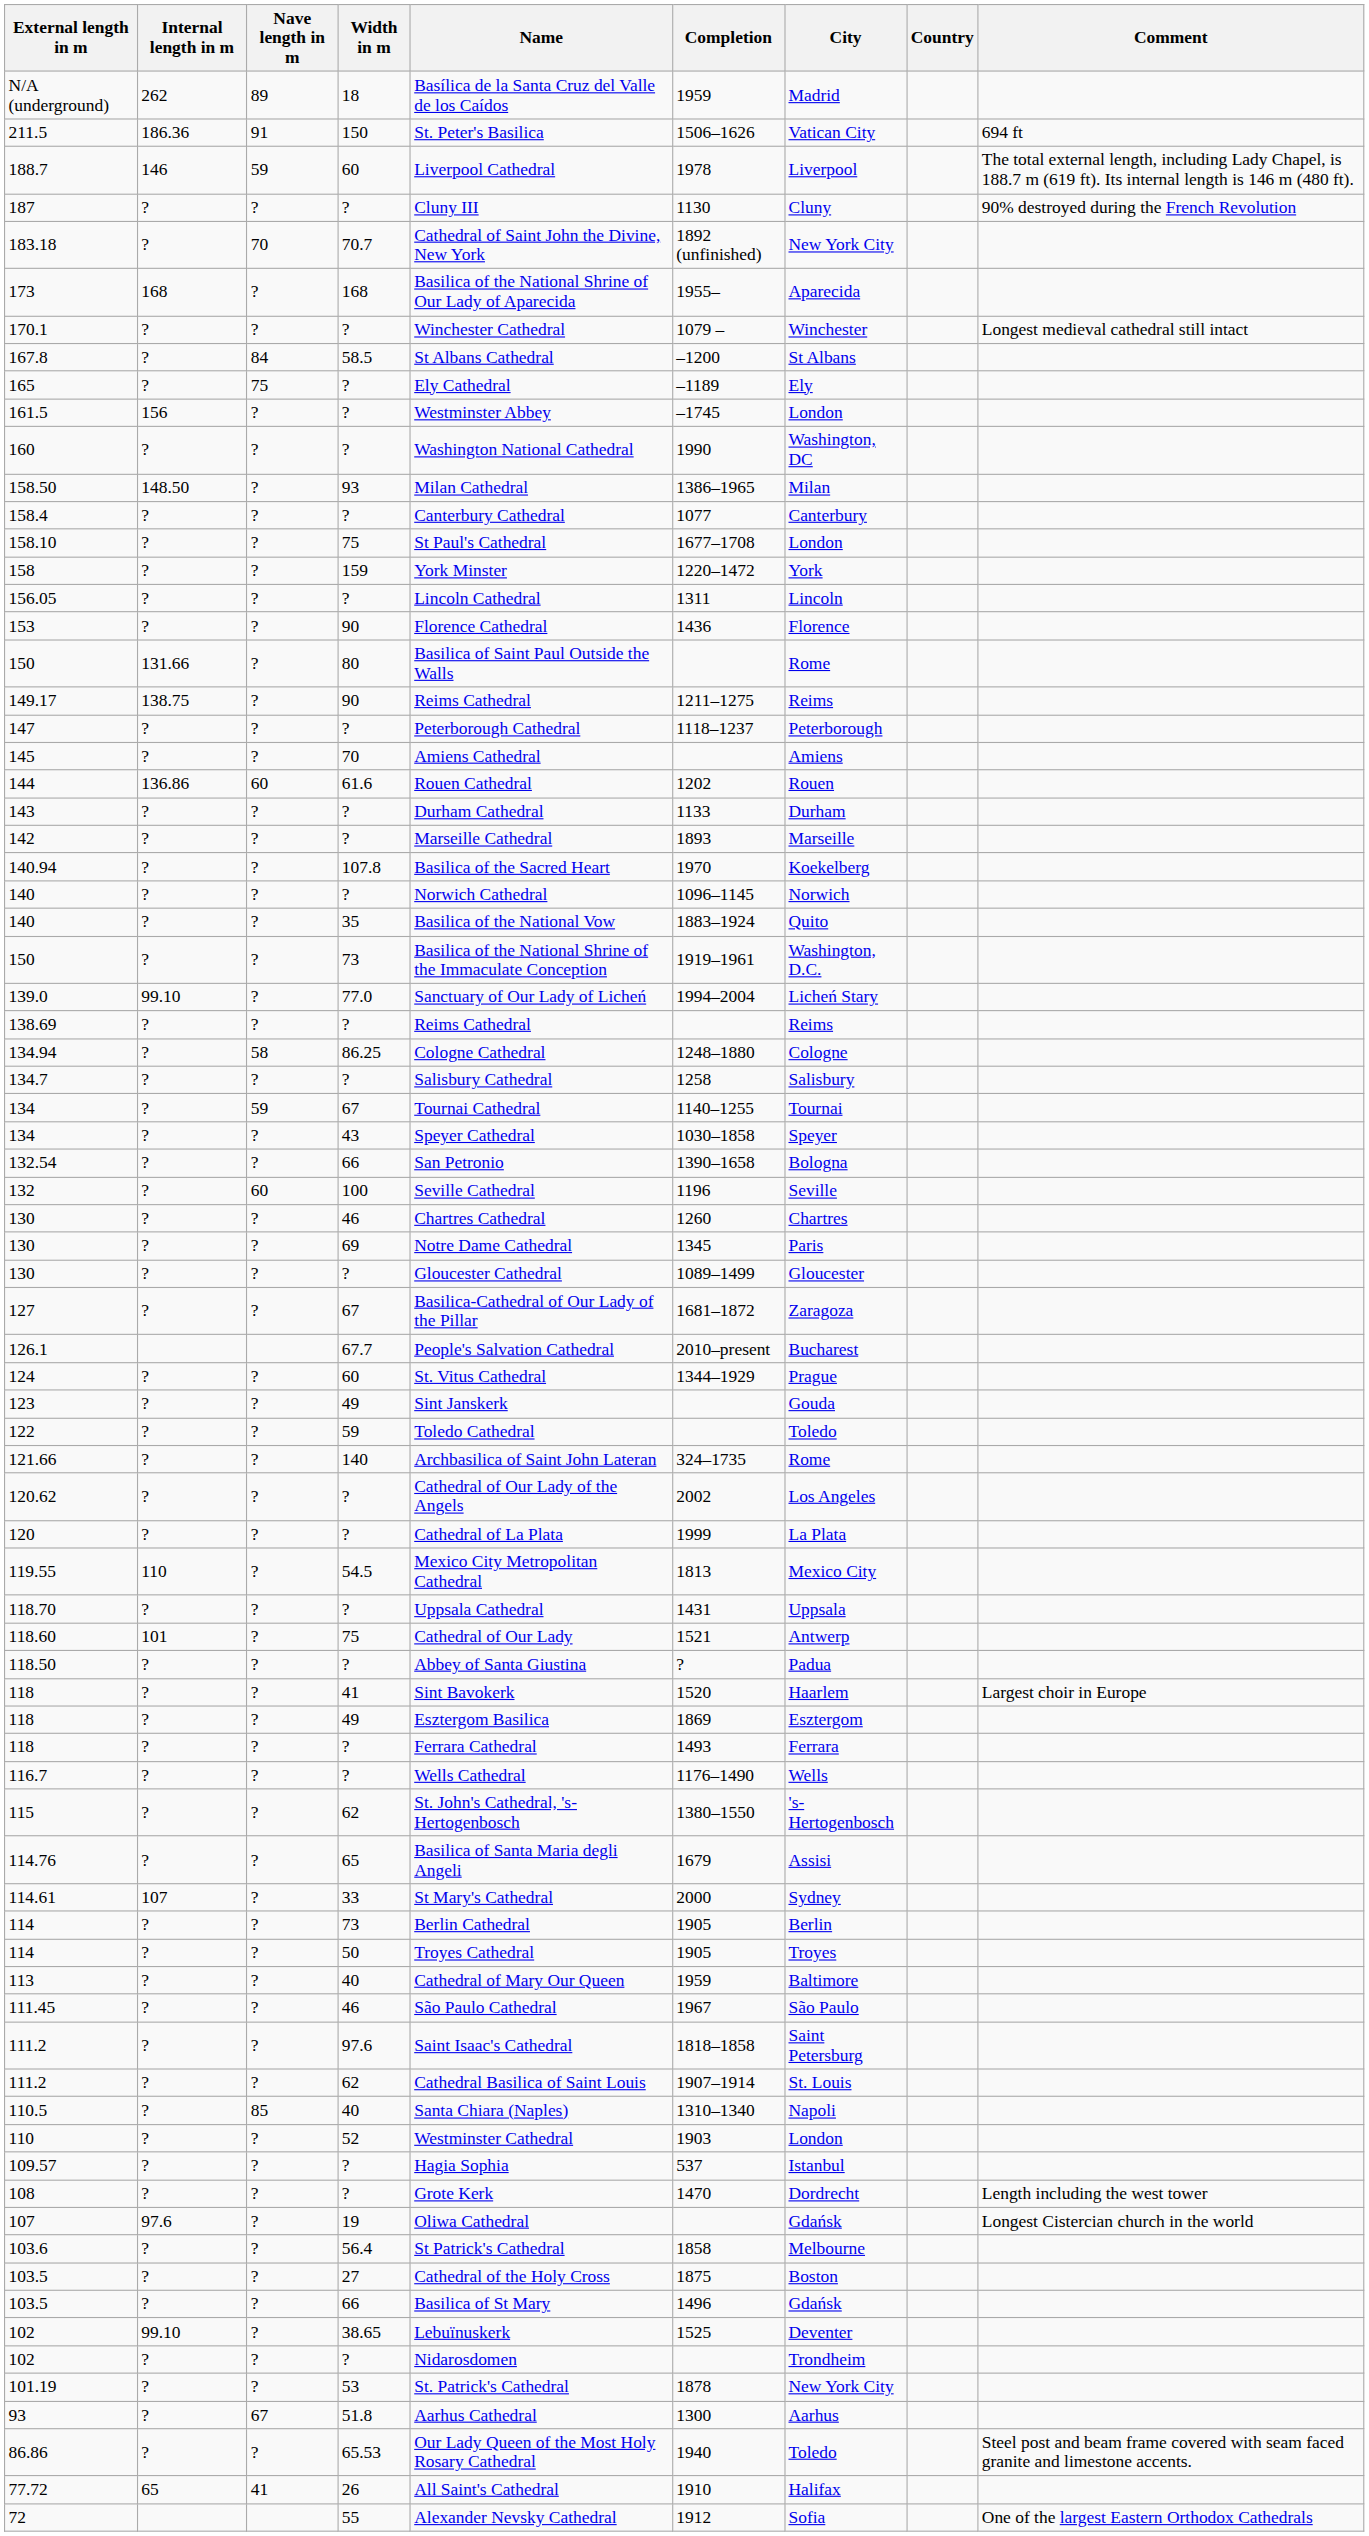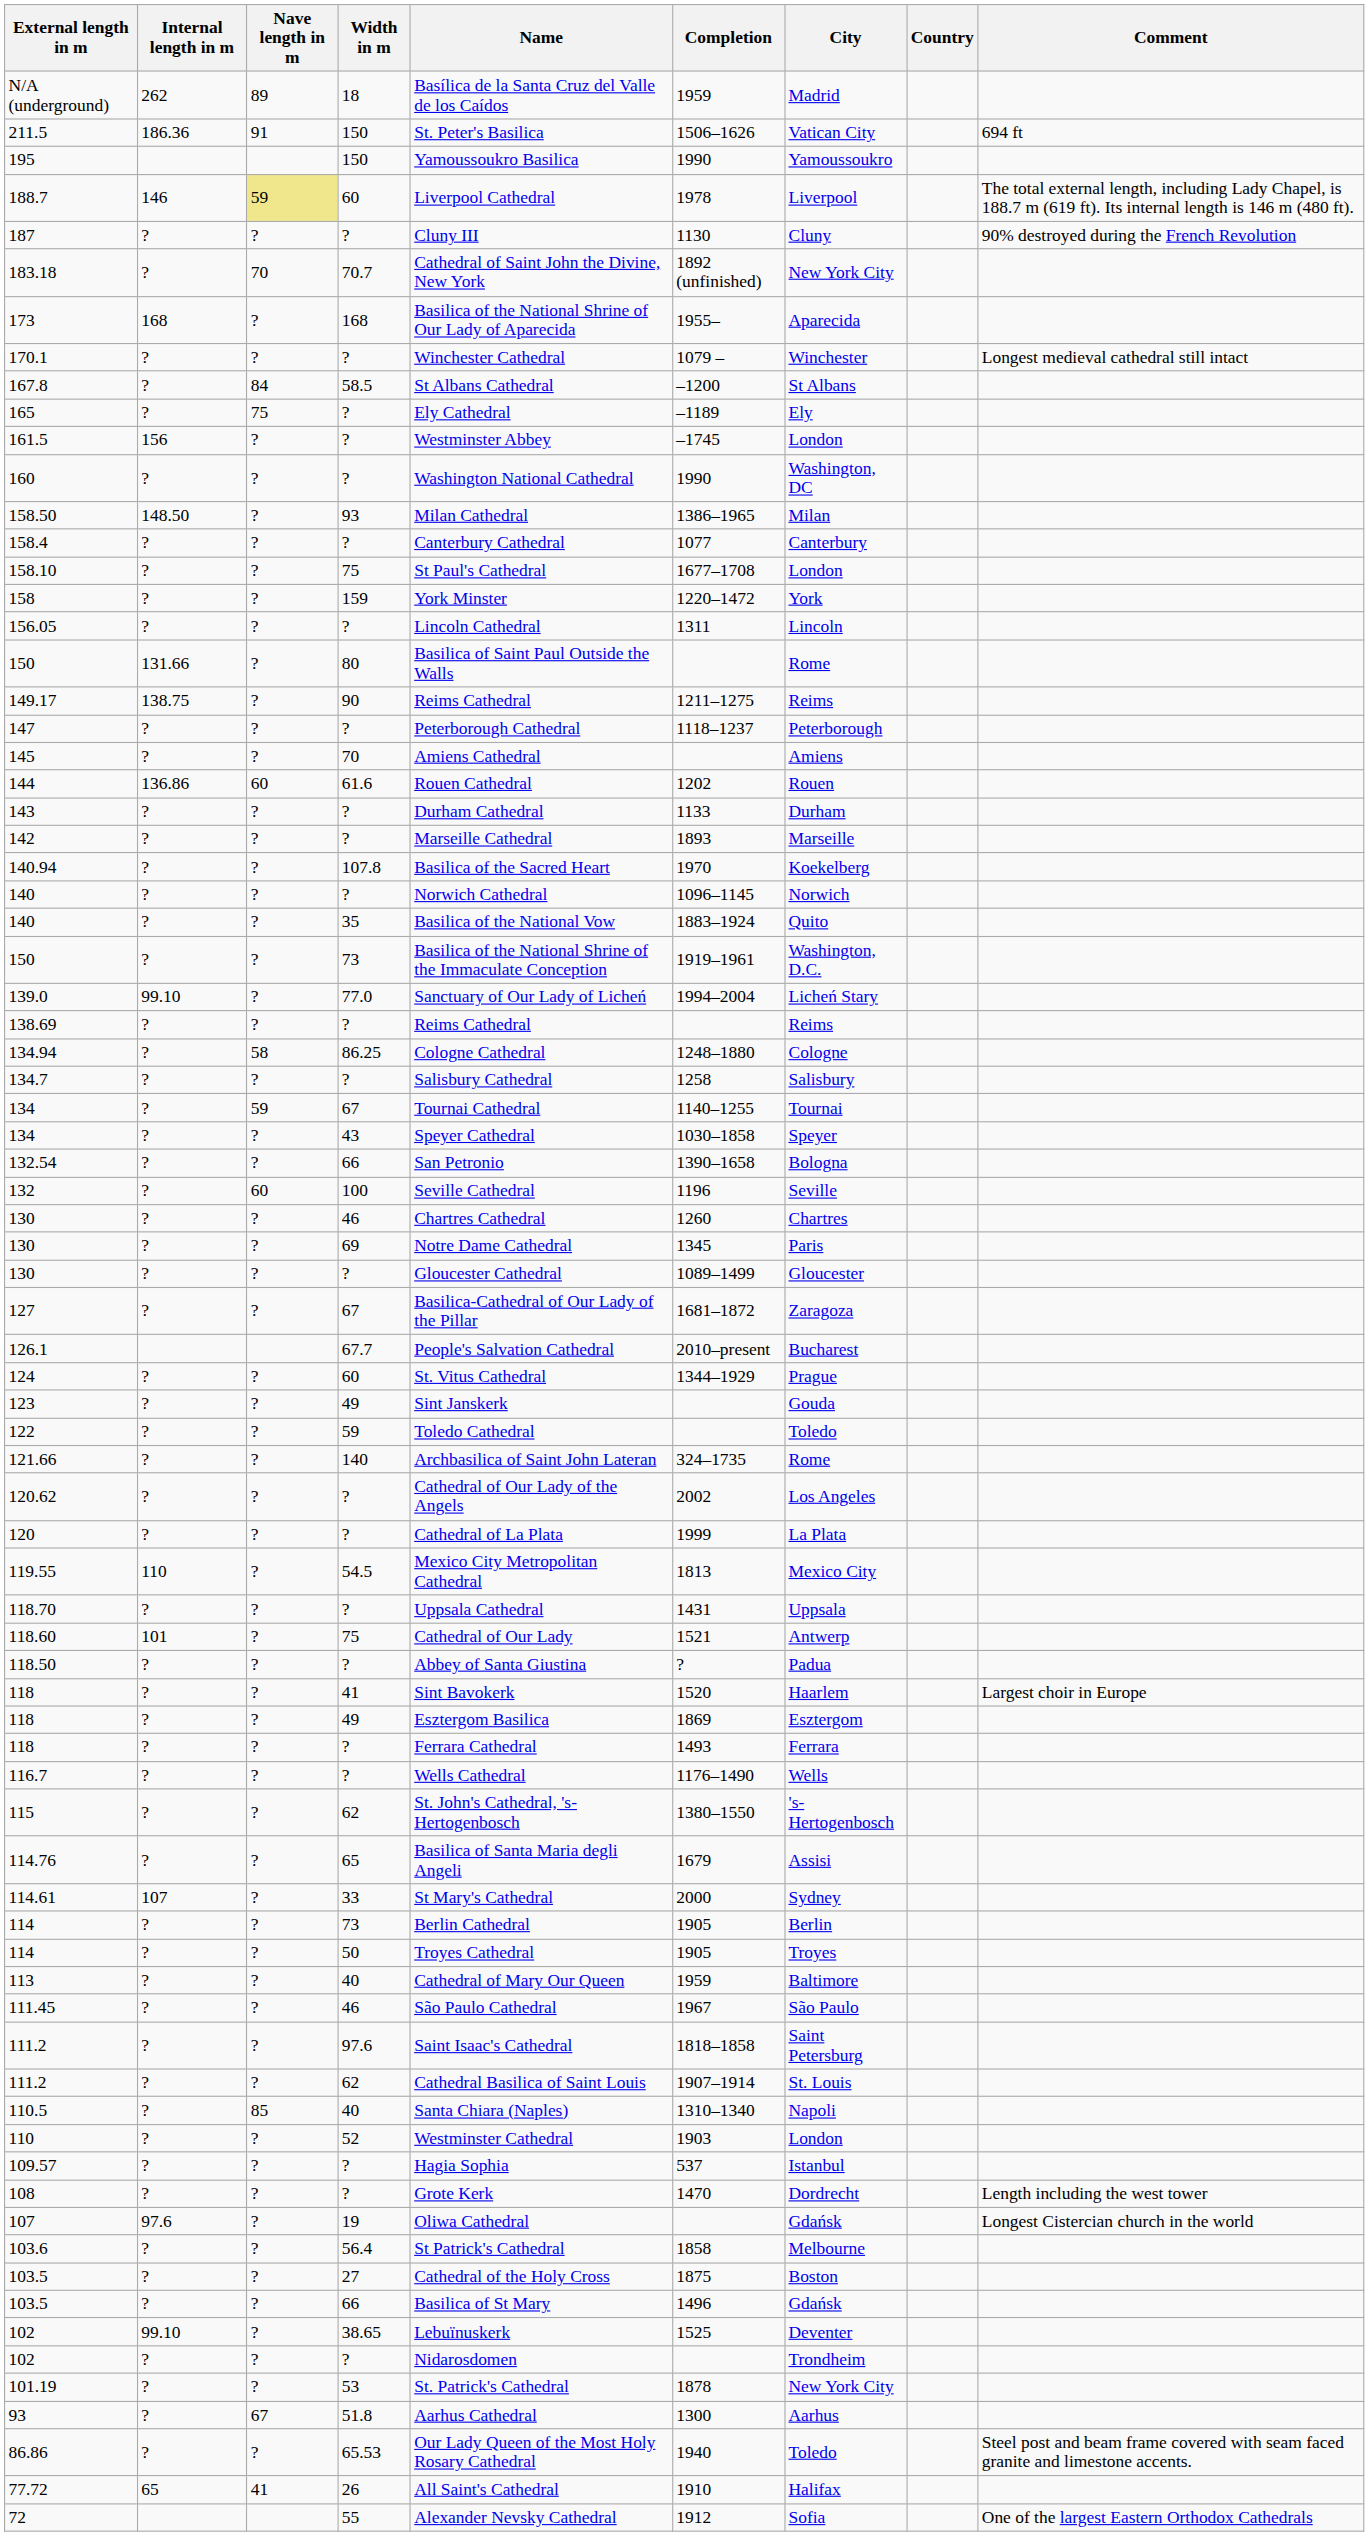+ row: (22, 160)
(259, 169) no background -> (259, 197) khaki background
- row: (22, 625)
